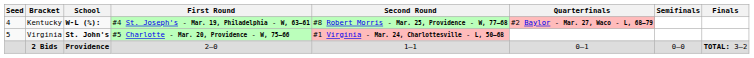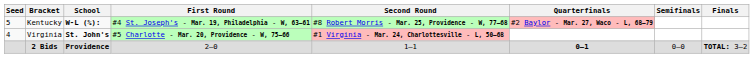(8, 22) 4 -> (8, 22) 5
(8, 34) 5 -> (8, 34) 4
(582, 47) normal -> (582, 47) bold
